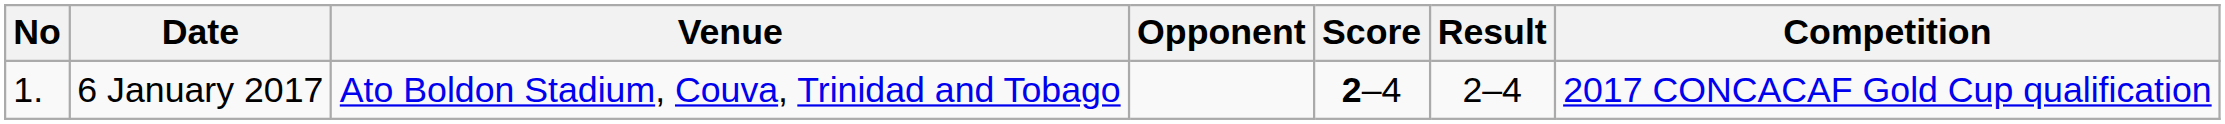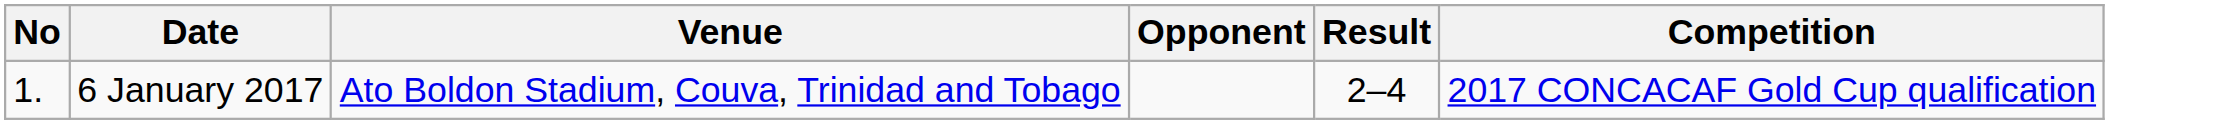- column: (1372, 32)
